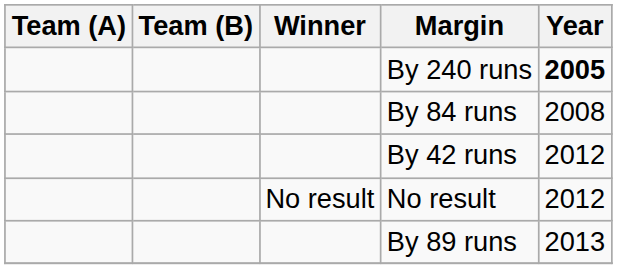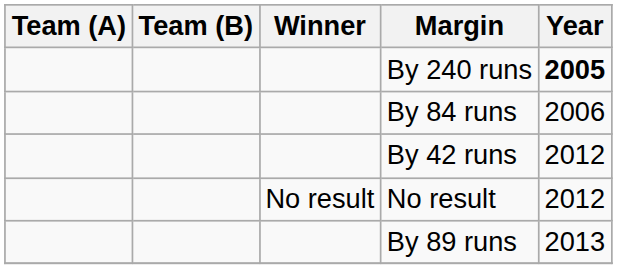(575, 112) 2008 -> (575, 112) 2006
